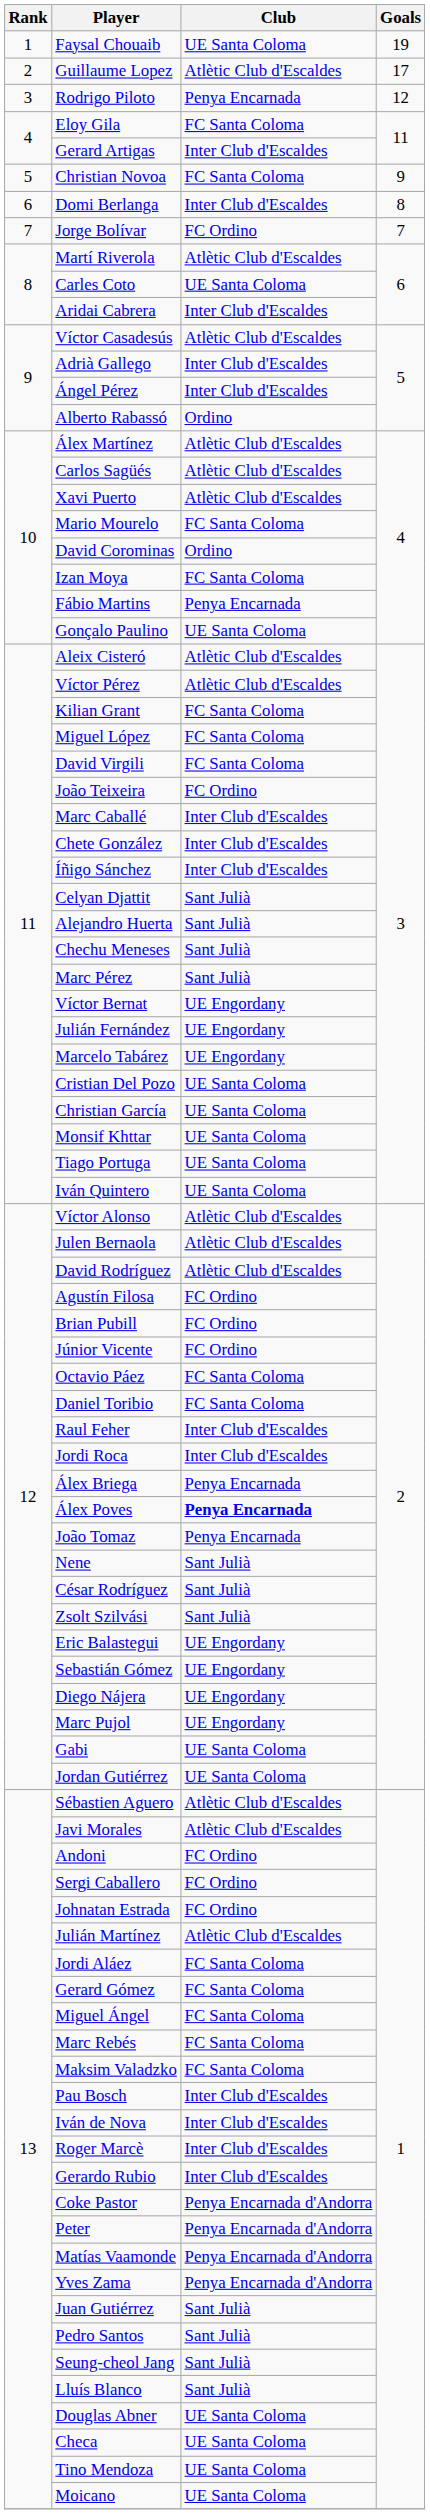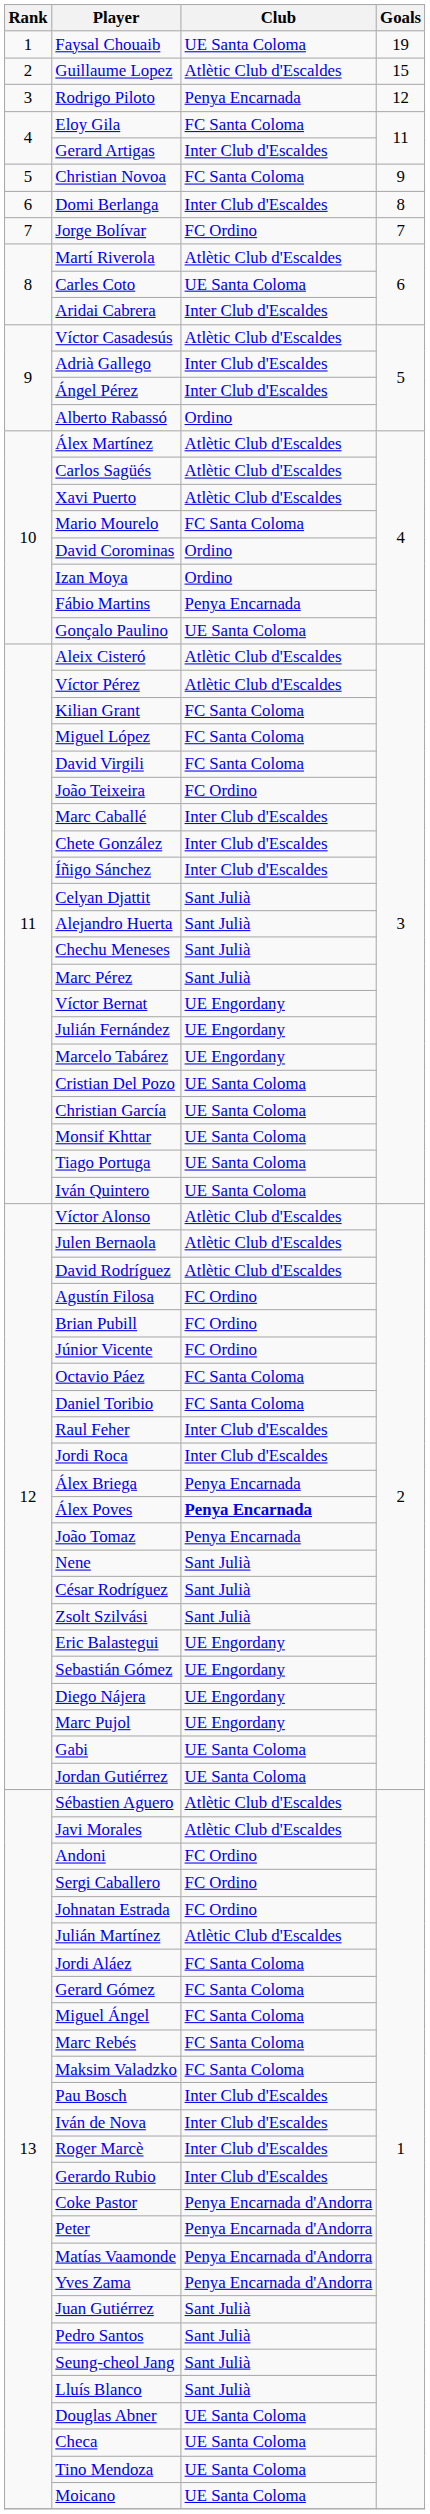(401, 71) 17 -> (401, 71) 15
(244, 577) FC Santa Coloma -> (208, 577) Ordino
